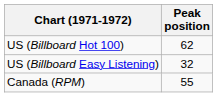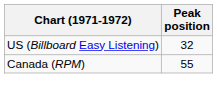- row: (65, 45)
